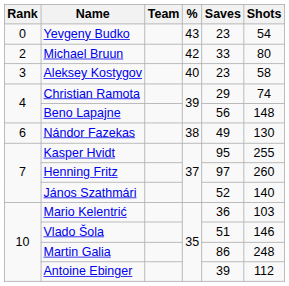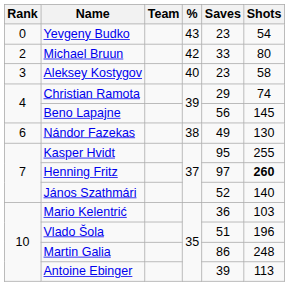(264, 113) 148 -> (264, 113) 145
(264, 172) normal -> (264, 172) bold
(264, 232) 146 -> (264, 232) 196
(264, 271) 112 -> (264, 271) 113
